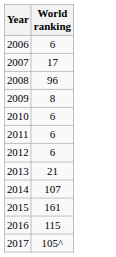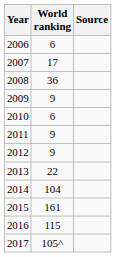+ column: (92, 20)
(52, 80) 96 -> (52, 80) 36
(52, 98) 8 -> (52, 98) 9
(52, 134) 6 -> (52, 134) 9
(52, 152) 6 -> (52, 152) 9
(52, 171) 21 -> (52, 171) 22
(52, 189) 107 -> (52, 189) 104
